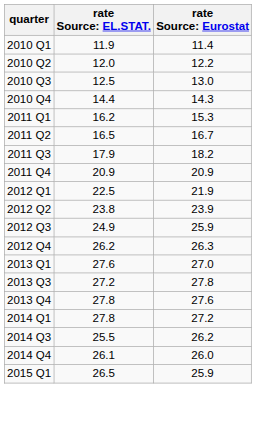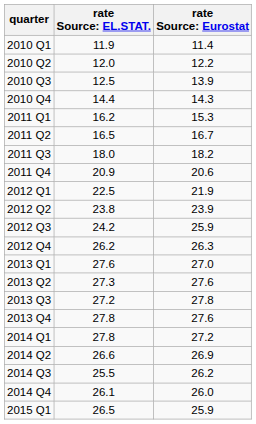(203, 81) 13.0 -> (203, 81) 13.9
(104, 154) 17.9 -> (104, 154) 18.0
(203, 172) 20.9 -> (203, 172) 20.6
(104, 227) 24.9 -> (104, 227) 24.2
+ row: (29, 282)
+ row: (29, 355)
